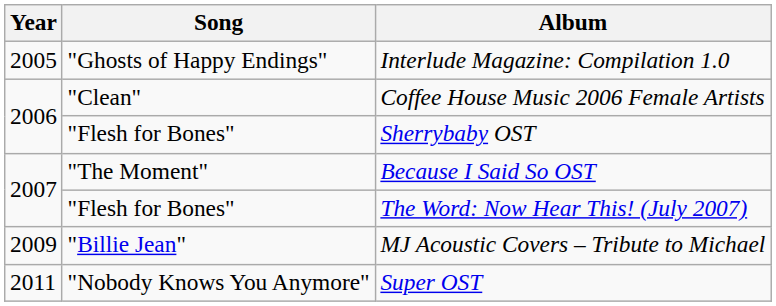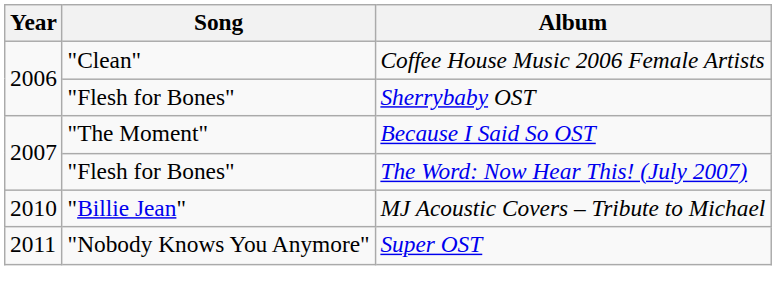- row: (555, 60)
(33, 245) 2009 -> (33, 208) 2010
